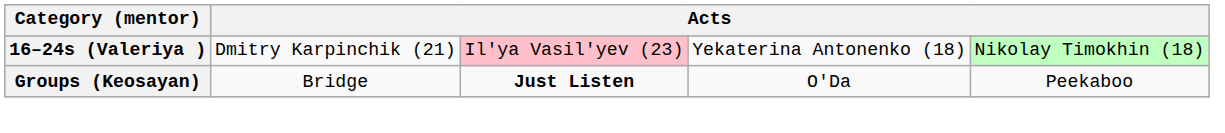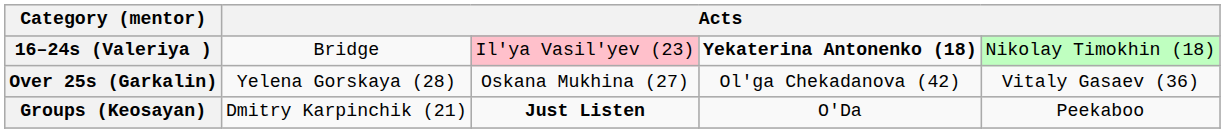(335, 50) Dmitry Karpinchik (21) -> (346, 50) Bridge
(829, 50) normal -> (840, 50) bold
+ row: (113, 81)
(335, 81) Bridge -> (346, 112) Dmitry Karpinchik (21)
